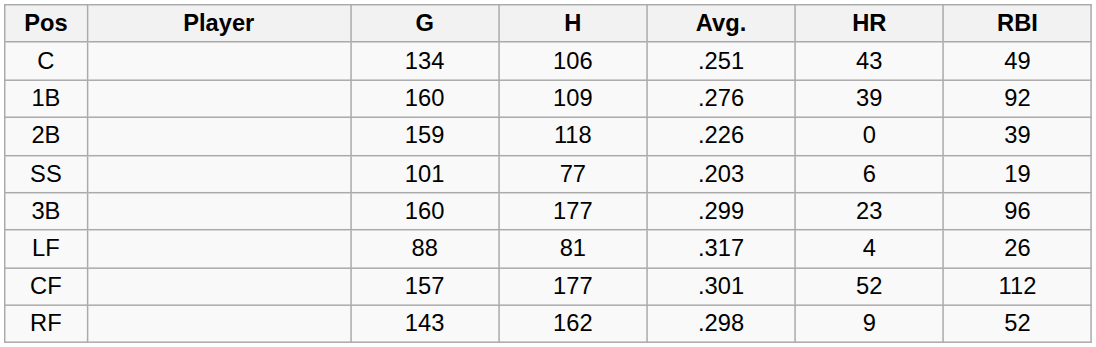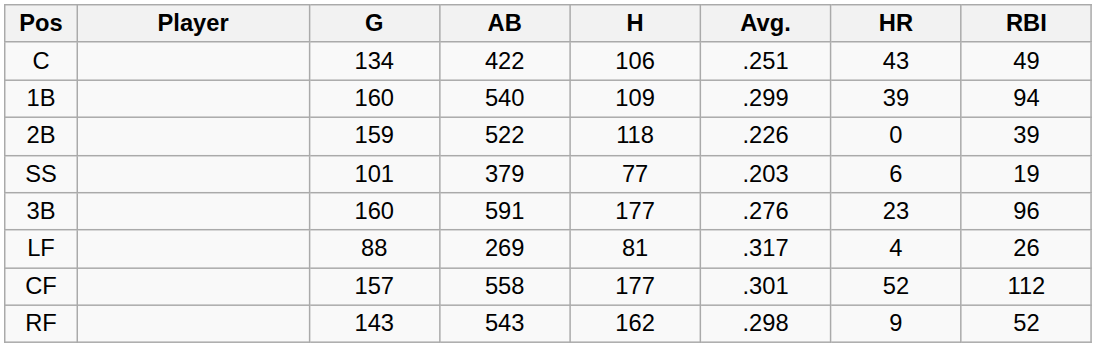+ column: (505, 23)
(721, 98) .276 -> (766, 98) .299
(1017, 98) 92 -> (1026, 98) 94
(721, 211) .299 -> (766, 211) .276
